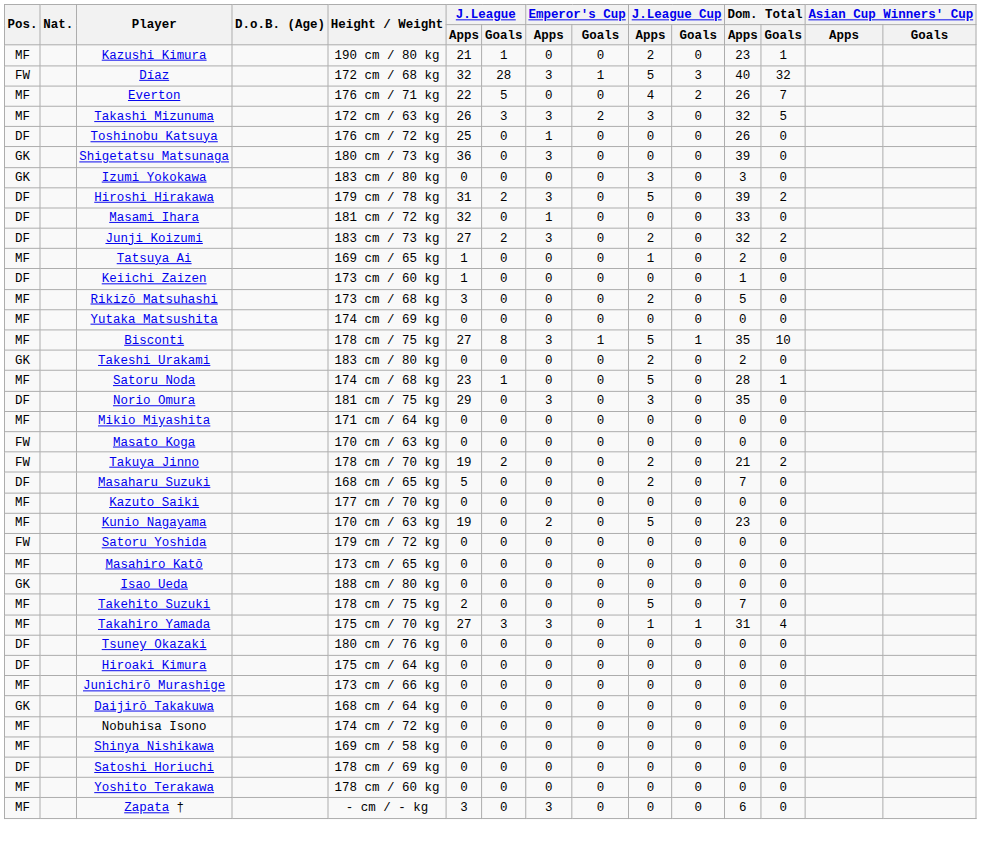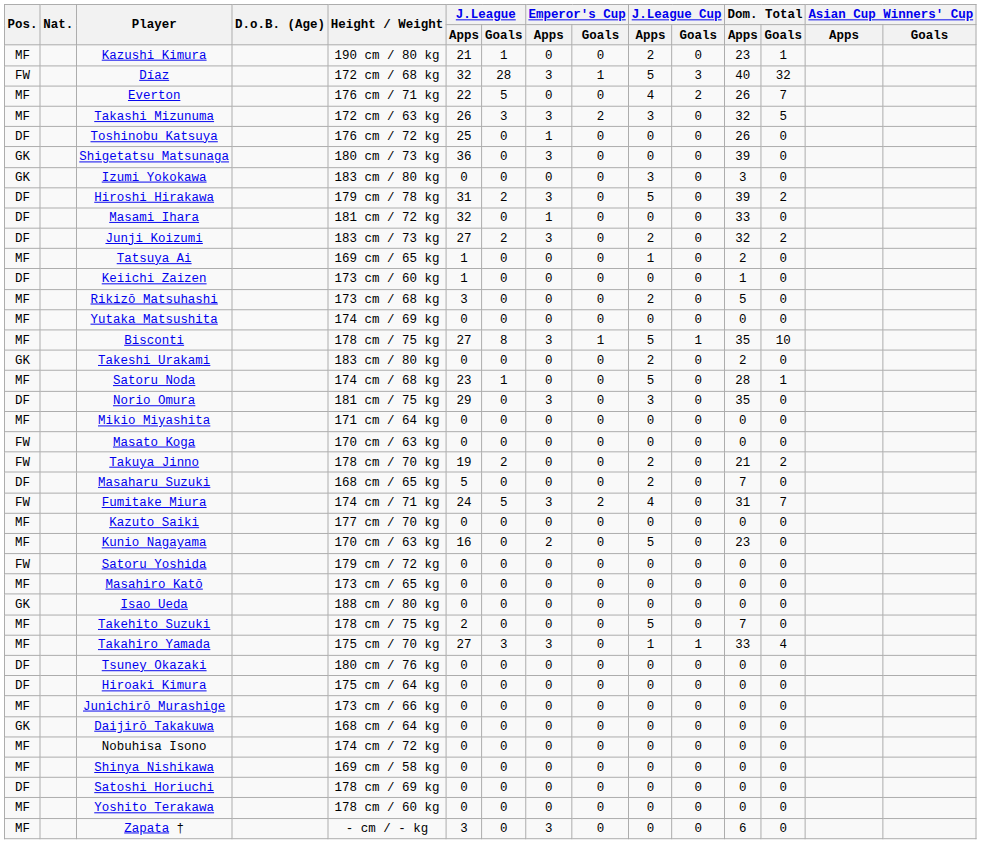+ row: (154, 503)
(464, 523) 19 -> (464, 543) 16
(743, 625) 31 -> (743, 645) 33
